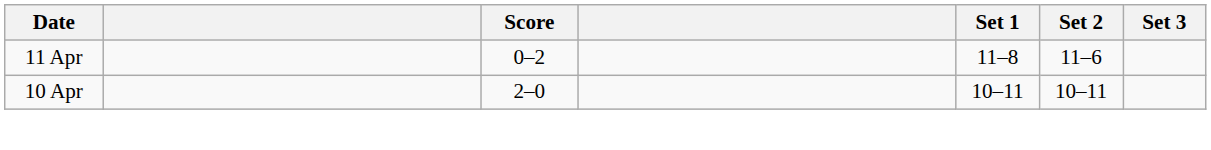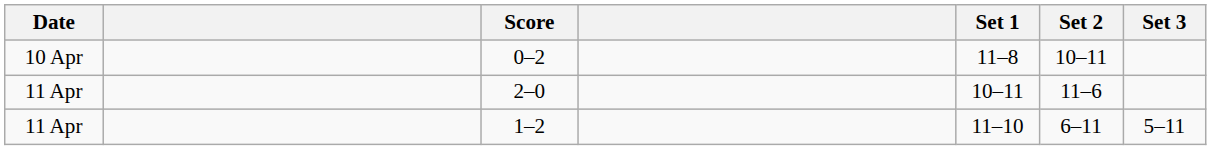(54, 57) 11 Apr -> (54, 57) 10 Apr
(1081, 57) 11–6 -> (1081, 57) 10–11
(54, 92) 10 Apr -> (54, 92) 11 Apr
(1081, 92) 10–11 -> (1081, 92) 11–6
+ row: (529, 127)
